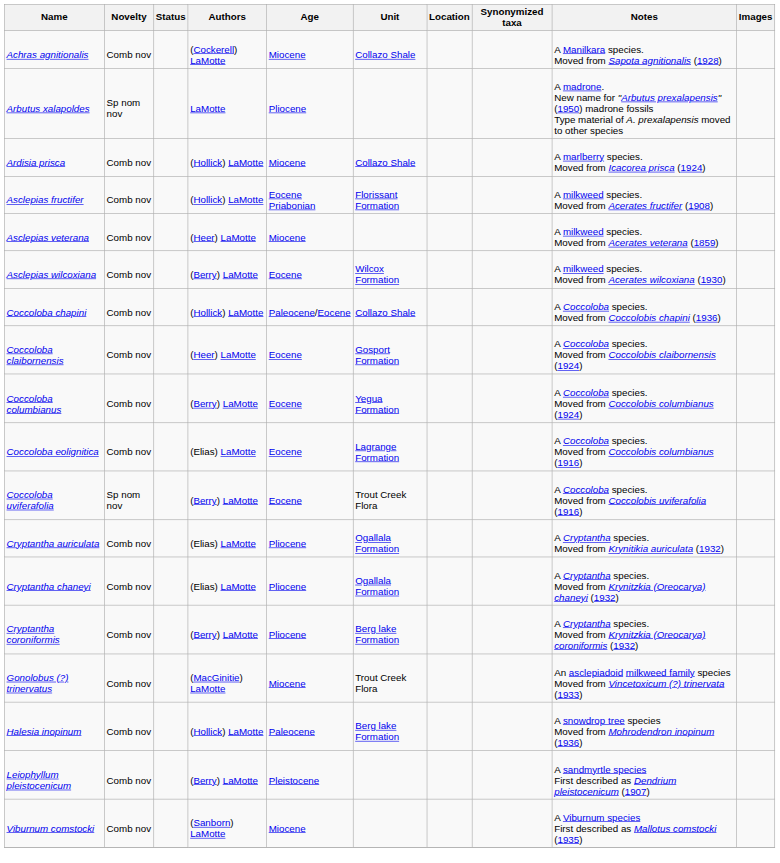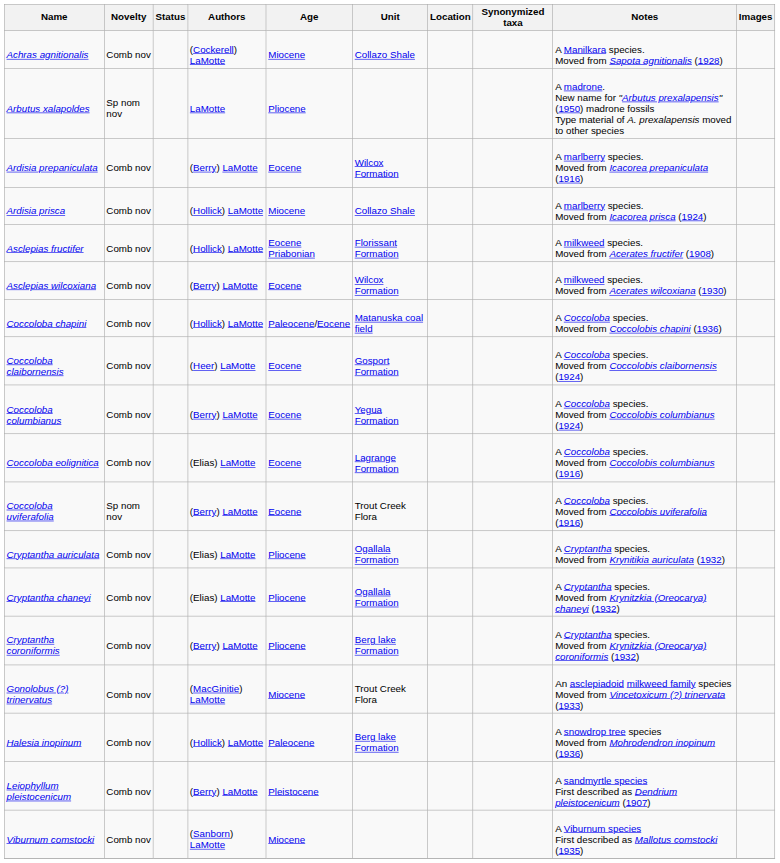+ row: (52, 168)
- row: (48, 237)
(385, 312) Collazo Shale -> (389, 323) Matanuska coal field
